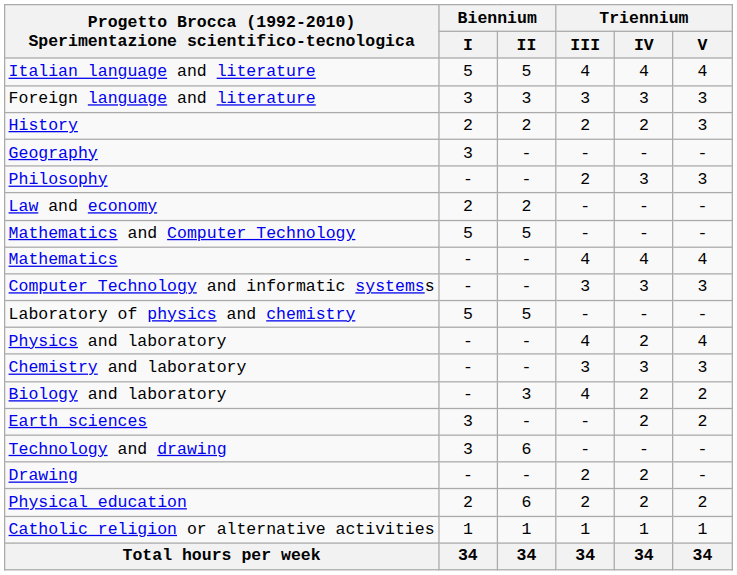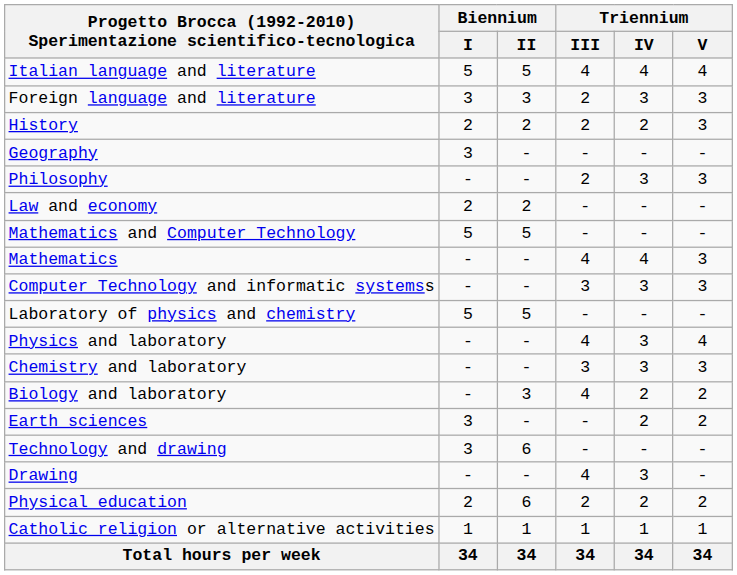(585, 99) 3 -> (585, 99) 2
(703, 260) 4 -> (703, 260) 3
(644, 341) 2 -> (644, 341) 3
(585, 476) 2 -> (585, 476) 4
(644, 476) 2 -> (644, 476) 3
